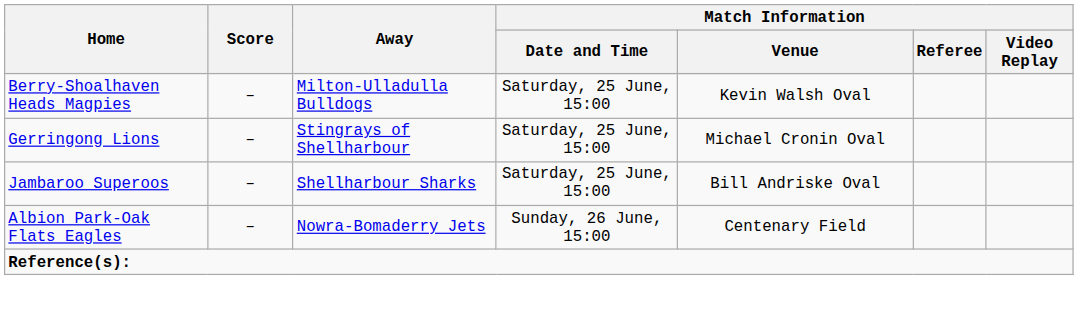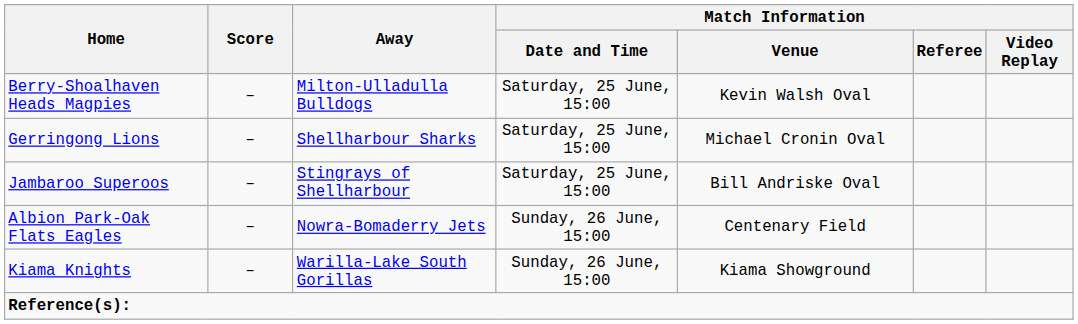(353, 140) Stingrays of Shellharbour -> (386, 140) Shellharbour Sharks
(386, 183) Shellharbour Sharks -> (353, 183) Stingrays of Shellharbour
+ row: (70, 271)
